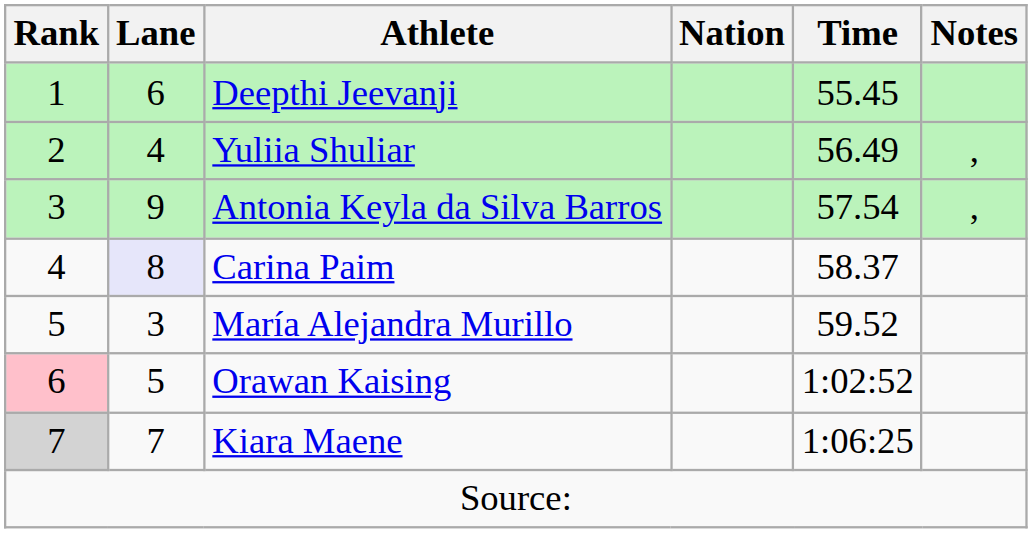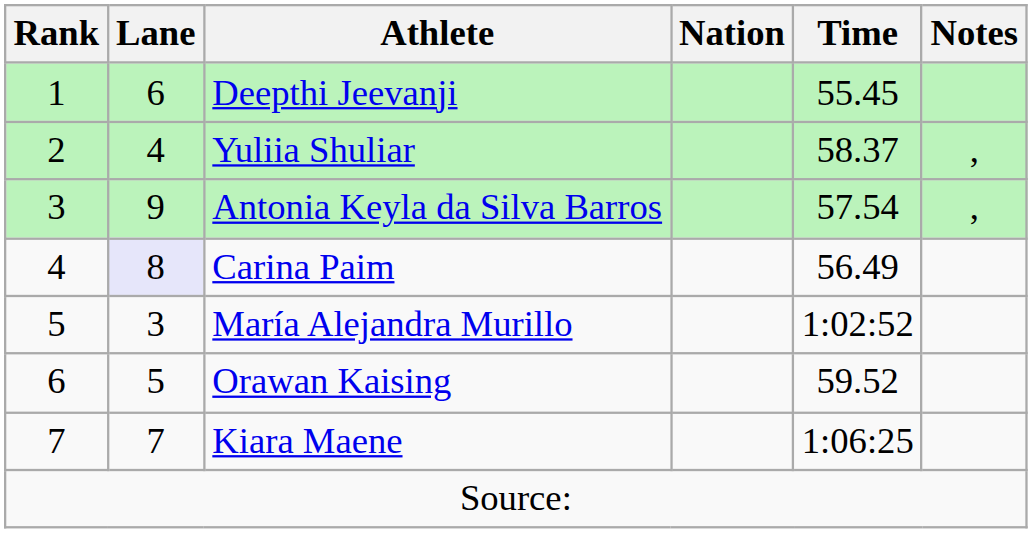(858, 149) 56.49 -> (858, 149) 58.37
(858, 265) 58.37 -> (858, 265) 56.49
(858, 324) 59.52 -> (858, 324) 1:02:52
(56, 382) pink background -> (56, 382) no background
(858, 382) 1:02:52 -> (858, 382) 59.52
(56, 440) lightgrey background -> (56, 440) no background
